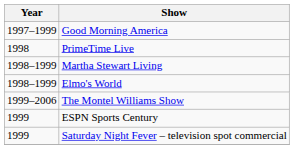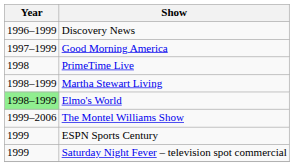+ row: (98, 30)
(32, 83) no background -> (32, 100) lightgreen background
